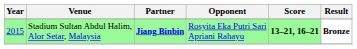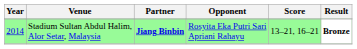(15, 31) 2015 -> (15, 31) 2014
(295, 31) bold -> (295, 31) normal
